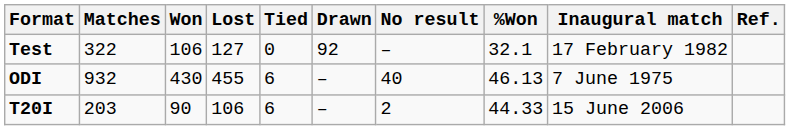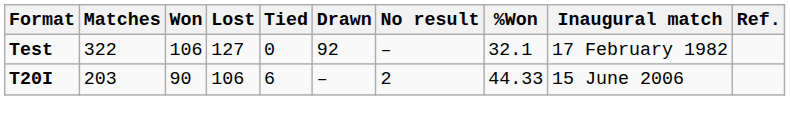- row: (26, 79)
